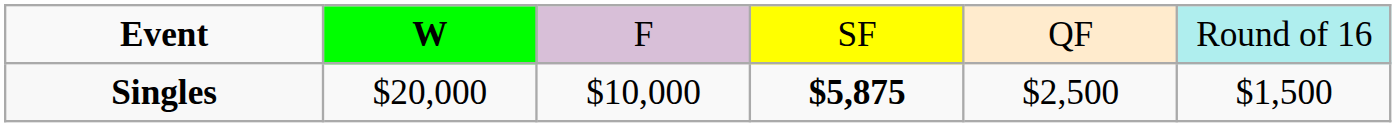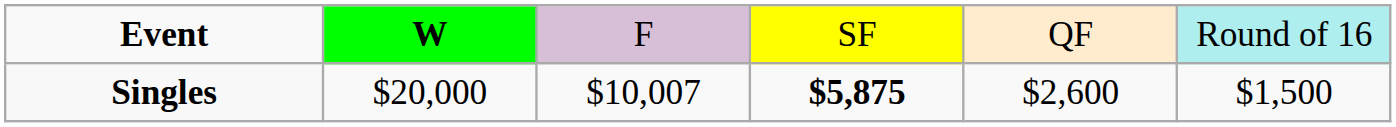(644, 91) $10,000 -> (644, 91) $10,007
(1071, 91) $2,500 -> (1071, 91) $2,600
